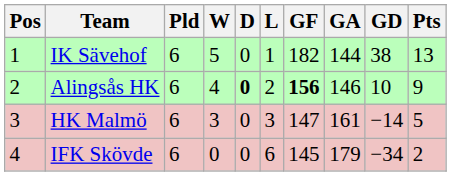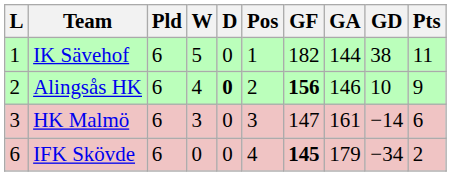columns swapped: (25, 21) <-> (271, 21)
(423, 54) 13 -> (423, 54) 11
(418, 120) 5 -> (418, 120) 6
(304, 154) normal -> (304, 154) bold
